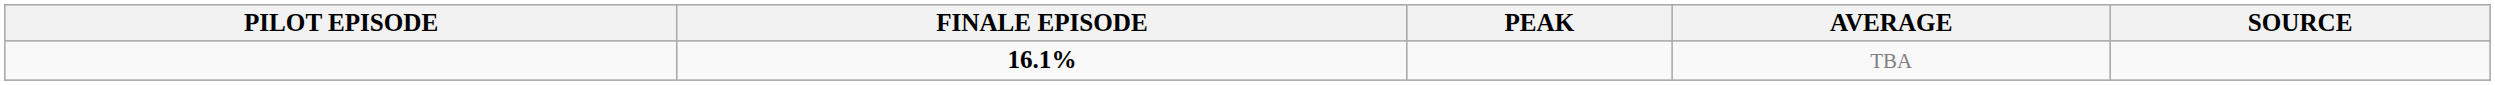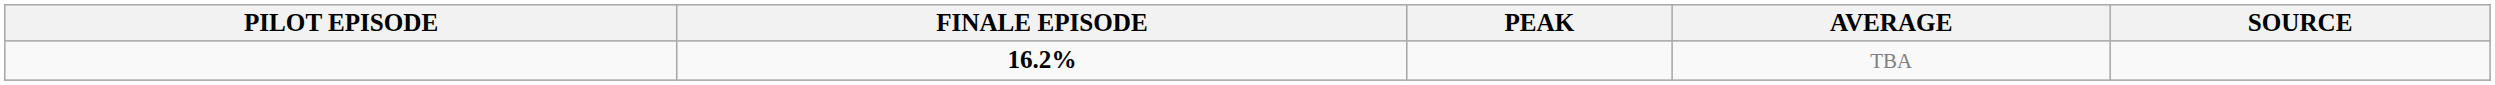(1042, 59) 16.1% -> (1042, 59) 16.2%
